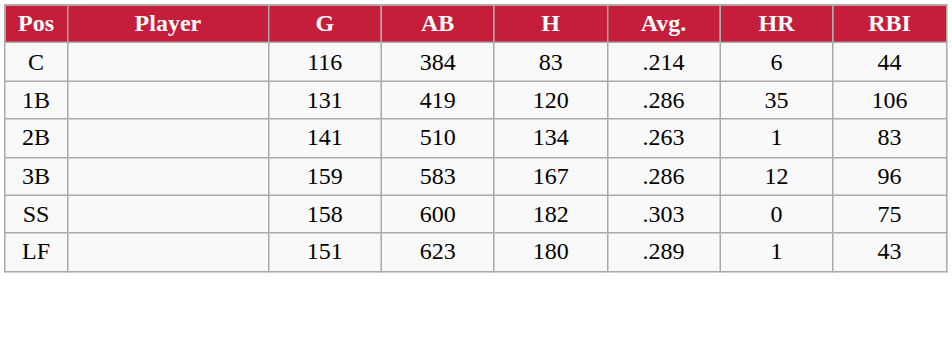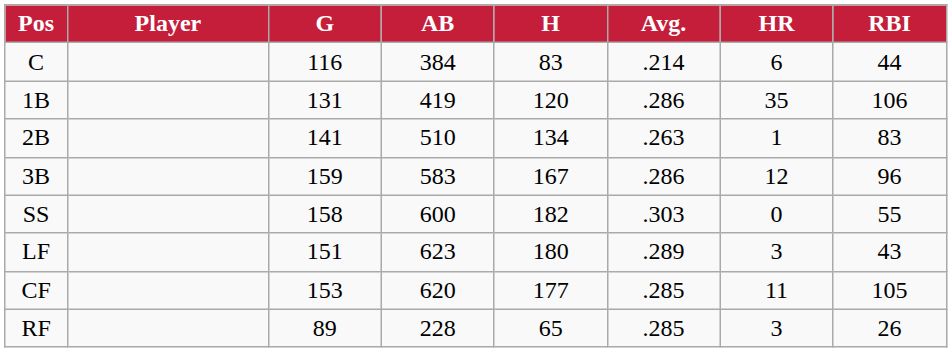(889, 213) 75 -> (889, 213) 55
(777, 251) 1 -> (777, 251) 3
+ row: (36, 289)
+ row: (36, 328)
